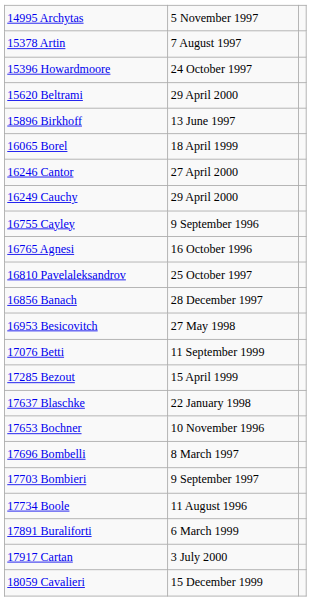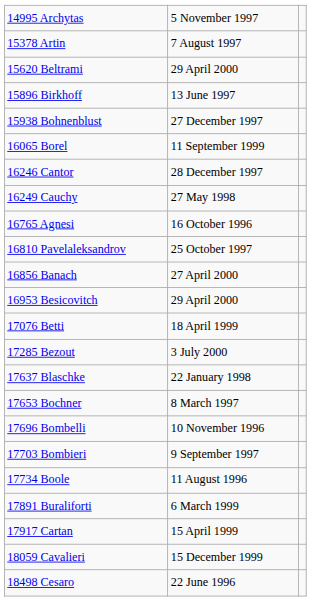- row: (59, 69)
+ row: (54, 120)
(204, 146) 18 April 1999 -> (218, 146) 11 September 1999
(204, 172) 27 April 2000 -> (217, 172) 28 December 1997
(204, 197) 29 April 2000 -> (203, 197) 27 May 1998
- row: (41, 223)
(217, 300) 28 December 1997 -> (204, 274) 27 April 2000
(203, 326) 27 May 1998 -> (204, 300) 29 April 2000
(218, 351) 11 September 1999 -> (204, 326) 18 April 1999
(204, 377) 15 April 1999 -> (199, 351) 3 July 2000
(218, 428) 10 November 1996 -> (205, 403) 8 March 1997
(205, 454) 8 March 1997 -> (218, 428) 10 November 1996
(199, 557) 3 July 2000 -> (204, 531) 15 April 1999
+ row: (41, 582)
